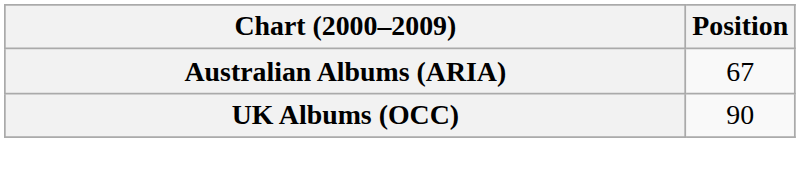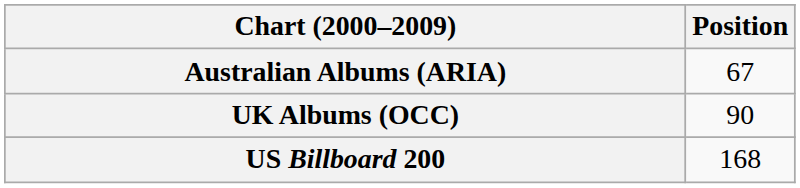+ row: (345, 159)
